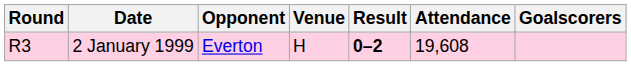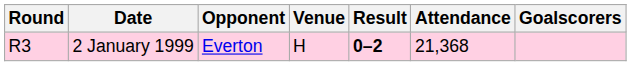(442, 46) 19,608 -> (442, 46) 21,368
